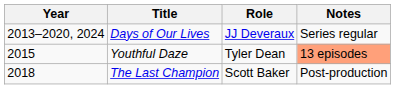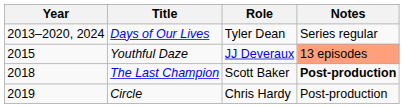(260, 34) JJ Deveraux -> (255, 34) Tyler Dean
(255, 53) Tyler Dean -> (260, 53) JJ Deveraux
(344, 73) normal -> (348, 73) bold
+ row: (126, 93)
